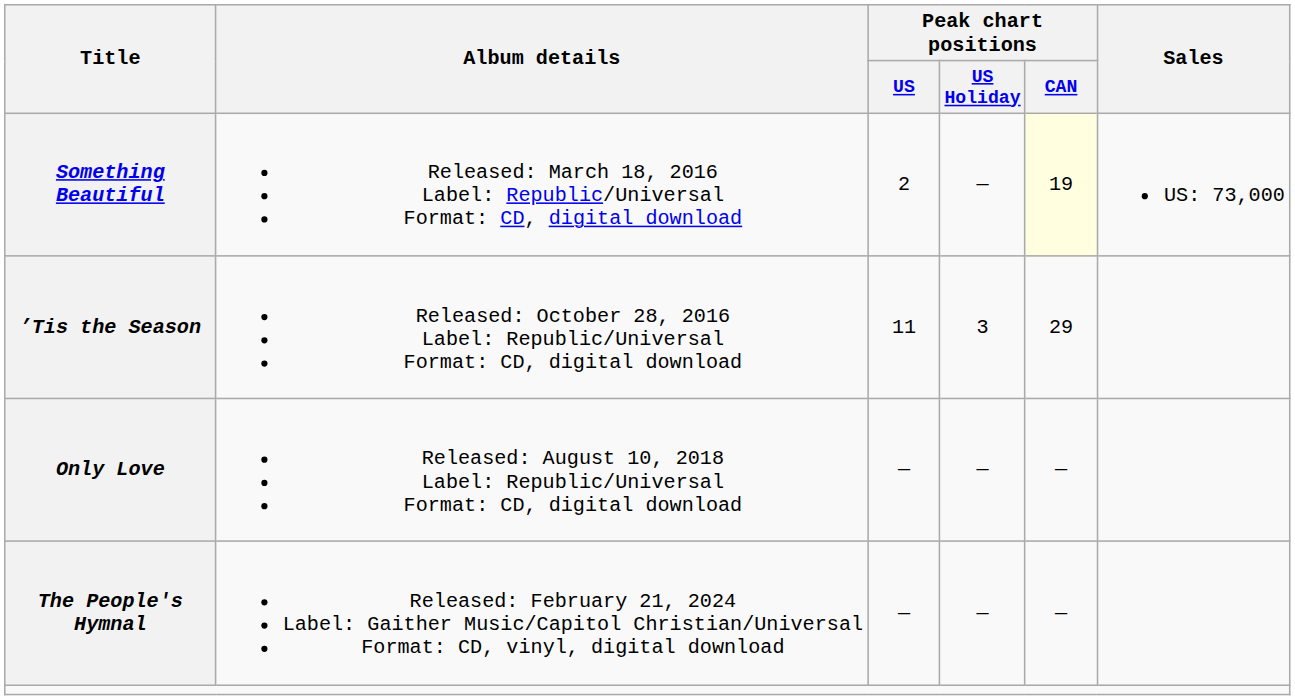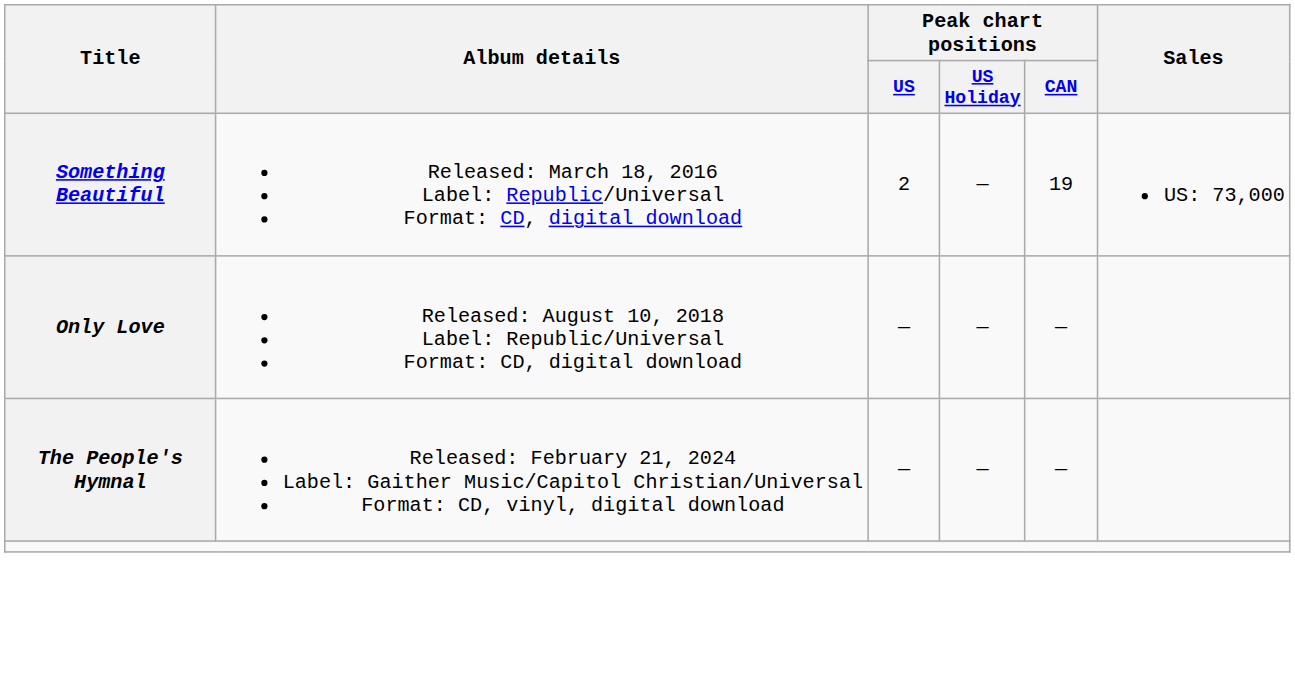(1061, 184) lightyellow background -> (1061, 184) no background
- row: (110, 327)
